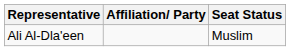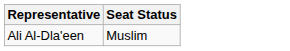- column: (156, 14)
